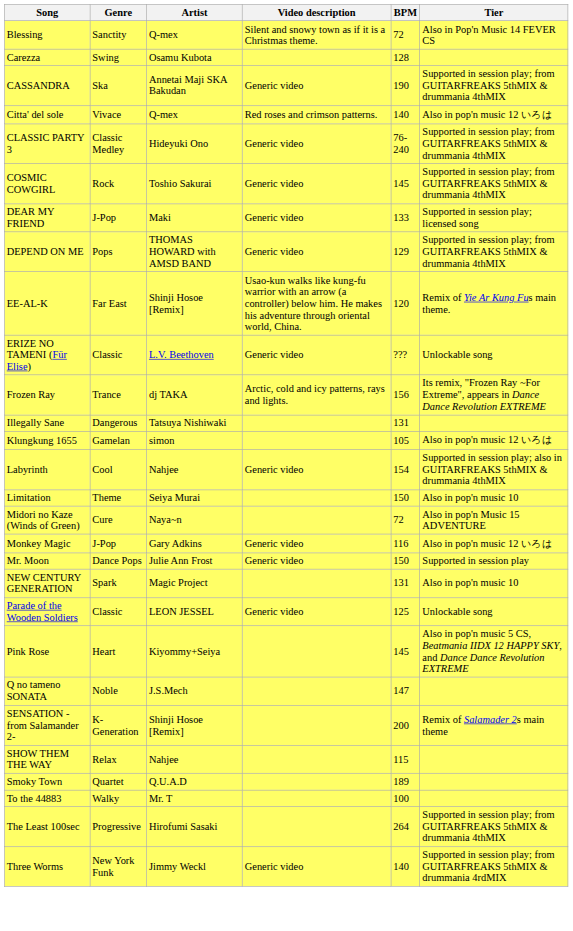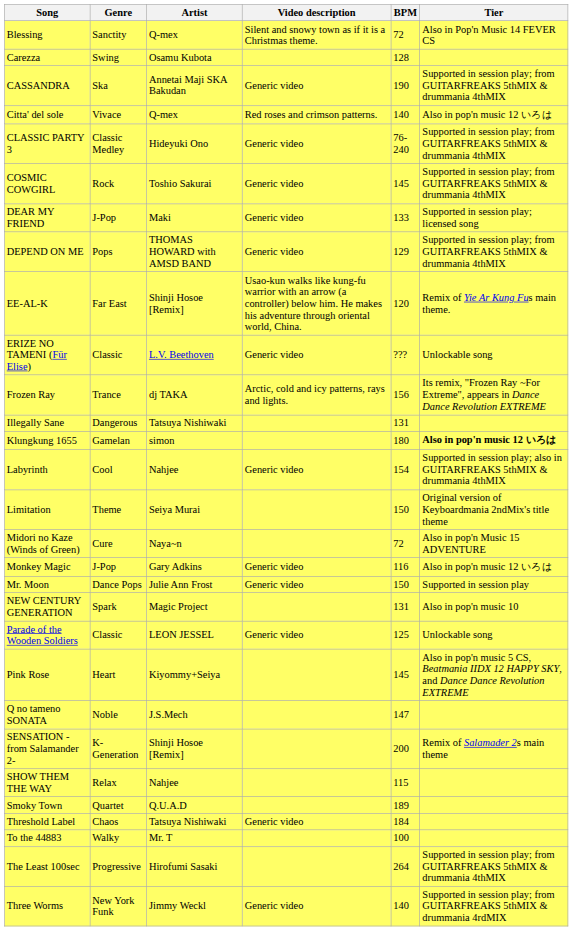(401, 440) 105 -> (401, 440) 180
(487, 440) normal -> (490, 440) bold
(470, 498) Also in pop'n music 10 -> (486, 509) Original version of Keyboardmania 2ndMix's title theme
+ row: (41, 821)
